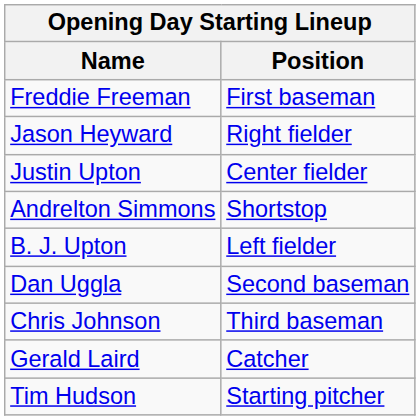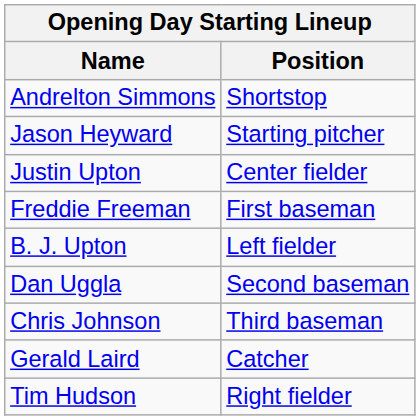rows swapped: (113, 209) <-> (100, 97)
(289, 135) Right fielder -> (305, 135) Starting pitcher
(305, 396) Starting pitcher -> (289, 396) Right fielder
